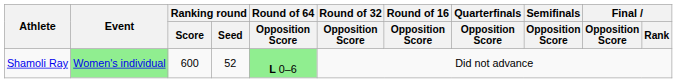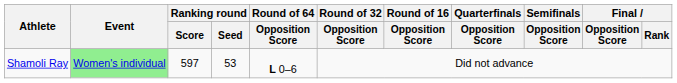(190, 64) 600 -> (190, 64) 597
(230, 64) 52 -> (230, 64) 53
(283, 70) lightgreen background -> (283, 70) no background
